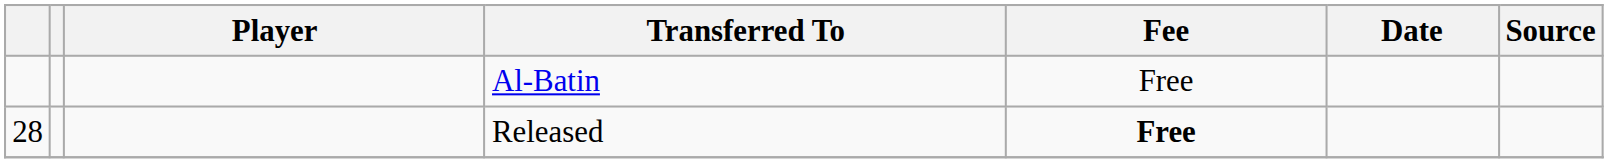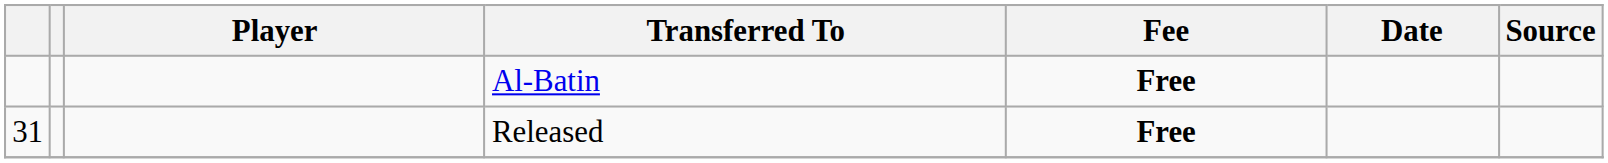(1166, 81) normal -> (1166, 81) bold
(28, 131) 28 -> (28, 131) 31
